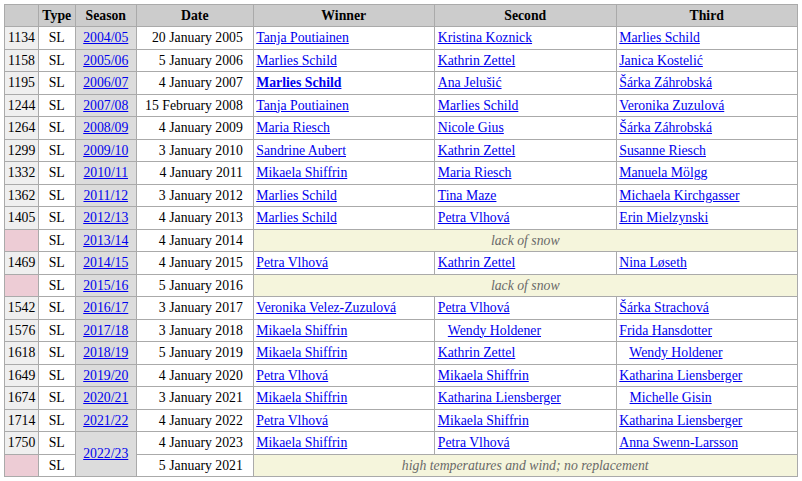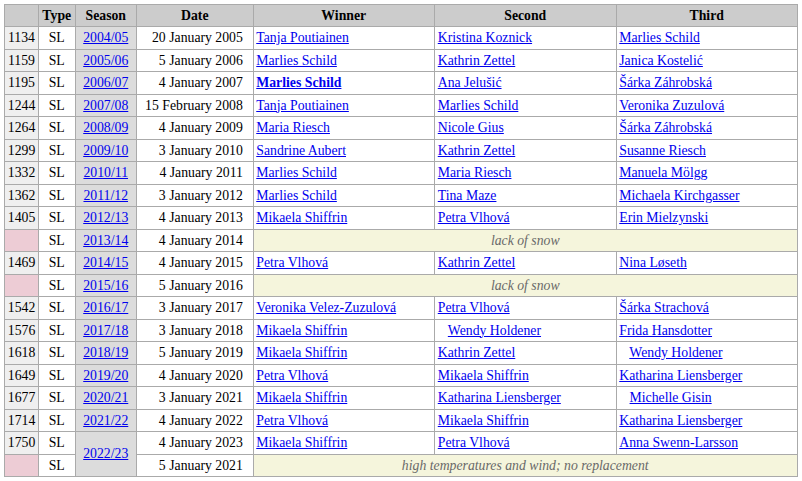(22, 60) 1158 -> (22, 60) 1159
(302, 172) Mikaela Shiffrin -> (297, 172) Marlies Schild
(297, 218) Marlies Schild -> (302, 218) Mikaela Shiffrin
(22, 398) 1674 -> (22, 398) 1677
